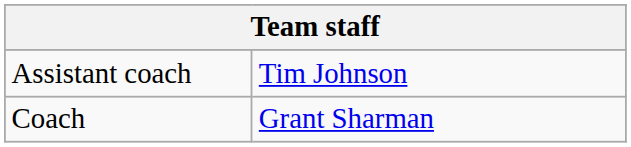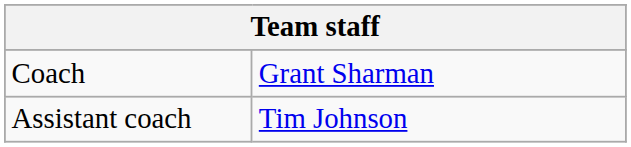rows swapped: (48, 118) <-> (102, 73)
